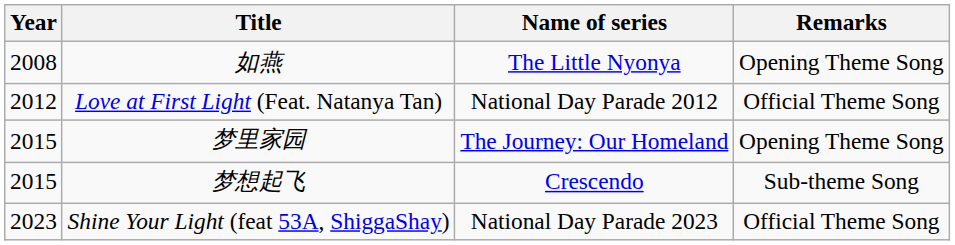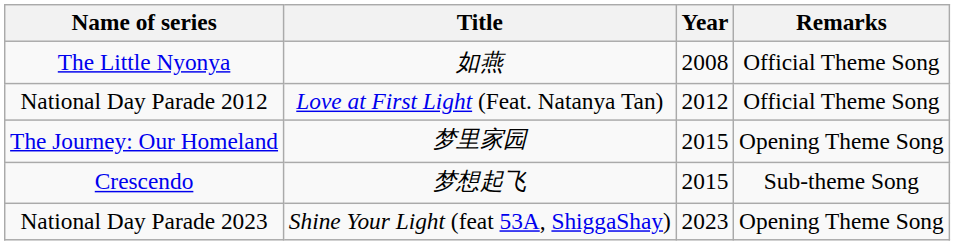columns swapped: (33, 23) <-> (594, 23)
(841, 62) Opening Theme Song -> (841, 62) Official Theme Song
(841, 221) Official Theme Song -> (841, 221) Opening Theme Song
